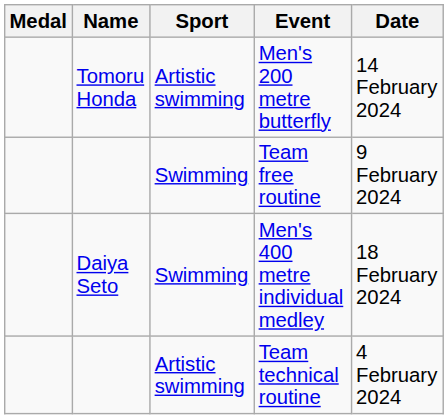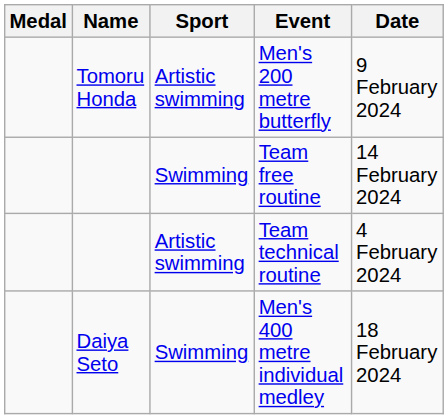(397, 87) 14 February 2024 -> (397, 87) 9 February 2024
(397, 176) 9 February 2024 -> (397, 176) 14 February 2024
rows swapped: (299, 375) <-> (301, 275)
